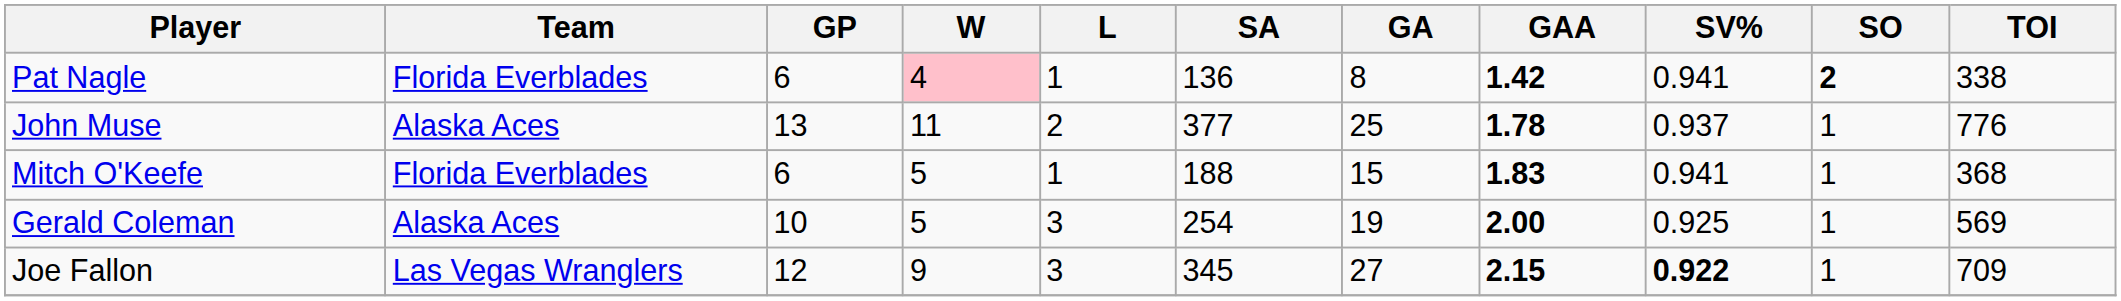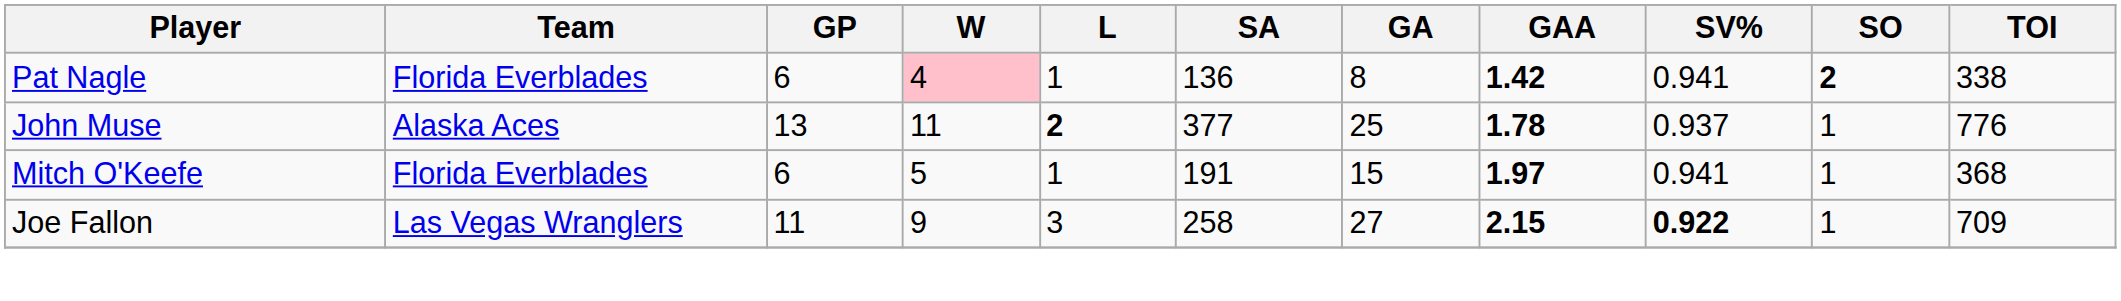(1055, 125) normal -> (1055, 125) bold
(1208, 174) 188 -> (1208, 174) 191
(1516, 174) 1.83 -> (1516, 174) 1.97
- row: (123, 222)
(791, 271) 12 -> (789, 222) 11
(1208, 271) 345 -> (1208, 222) 258
